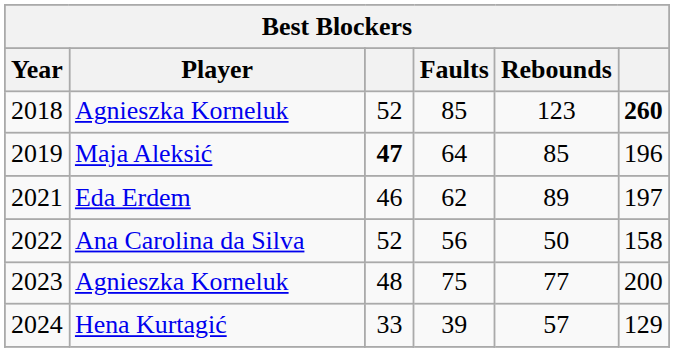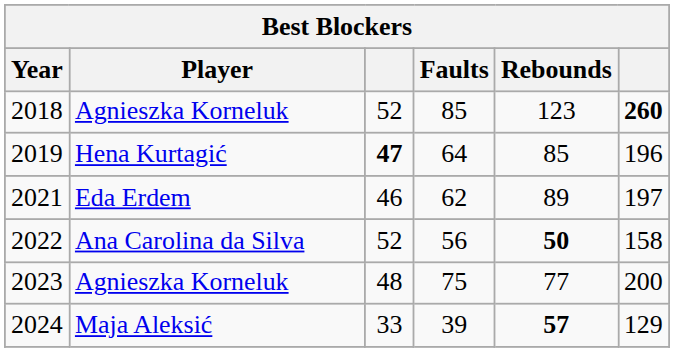(144, 154) Maja Aleksić -> (151, 154) Hena Kurtagić
(556, 240) normal -> (556, 240) bold
(151, 325) Hena Kurtagić -> (144, 325) Maja Aleksić
(556, 325) normal -> (556, 325) bold
